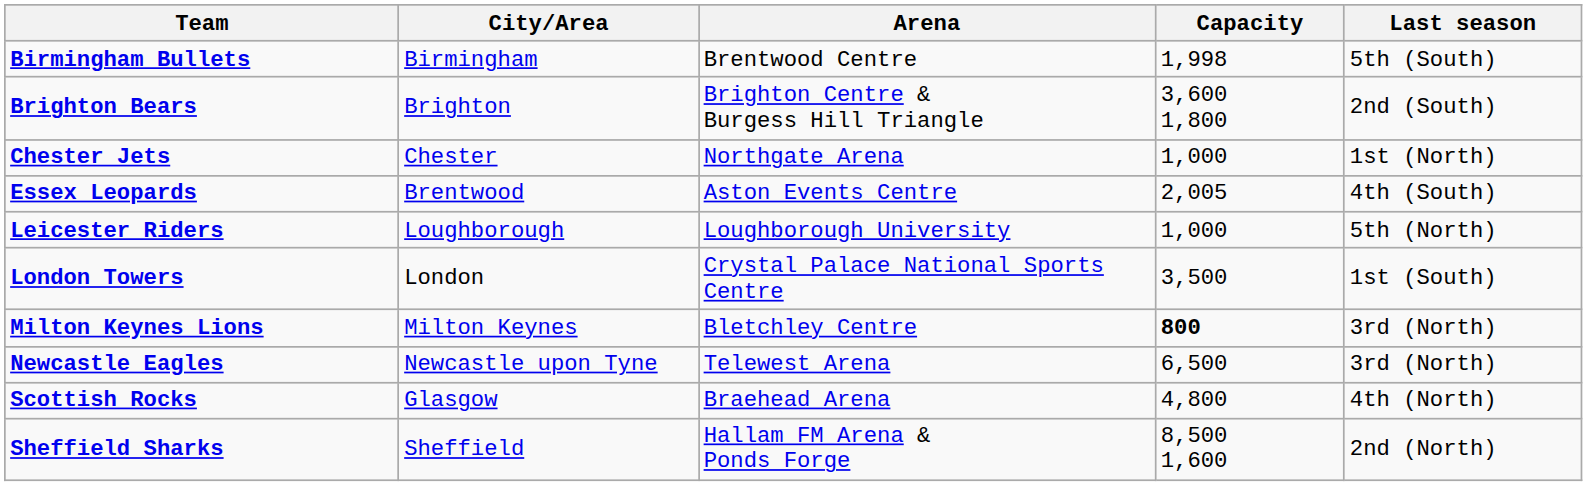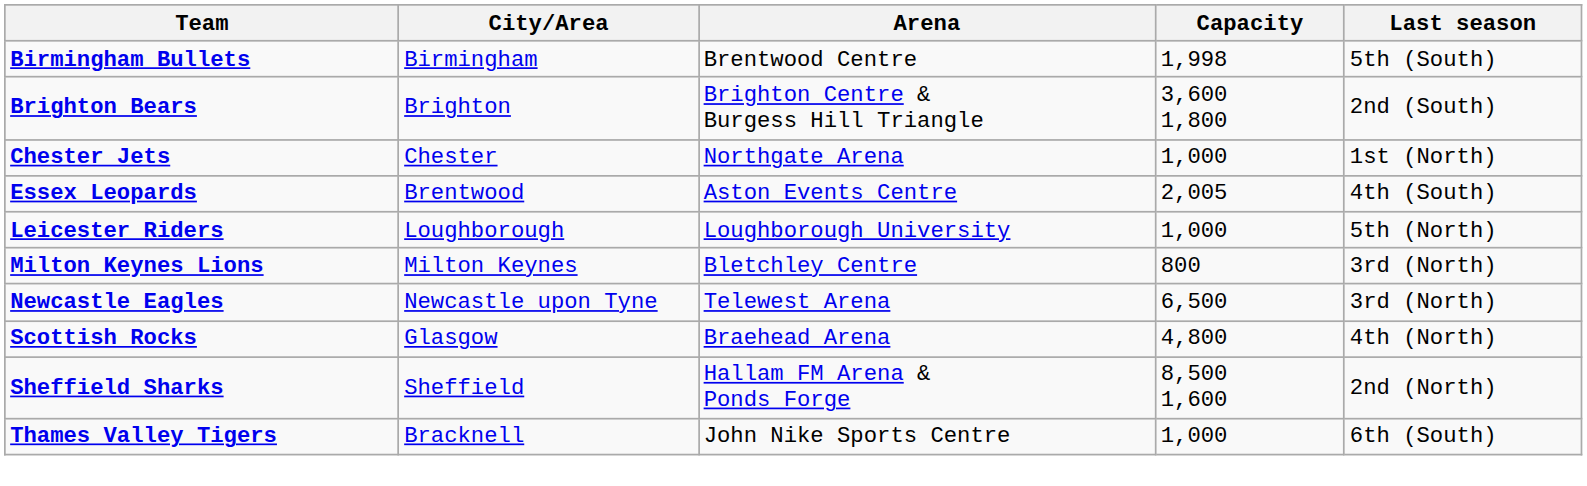- row: (97, 279)
(1181, 328) bold -> (1181, 266) normal
+ row: (144, 437)
